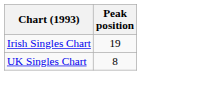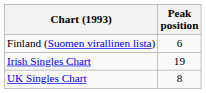+ row: (81, 43)
